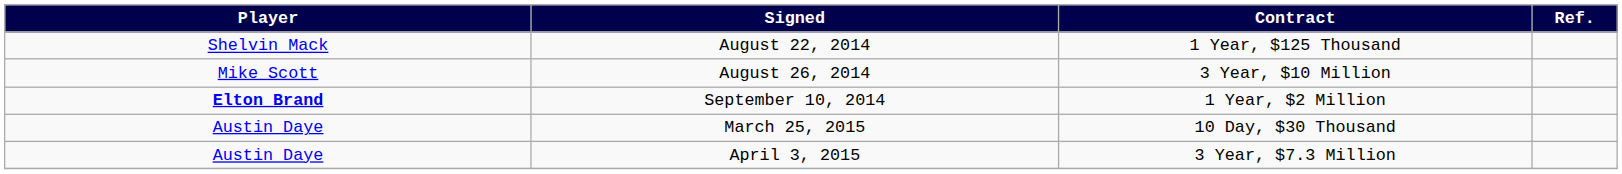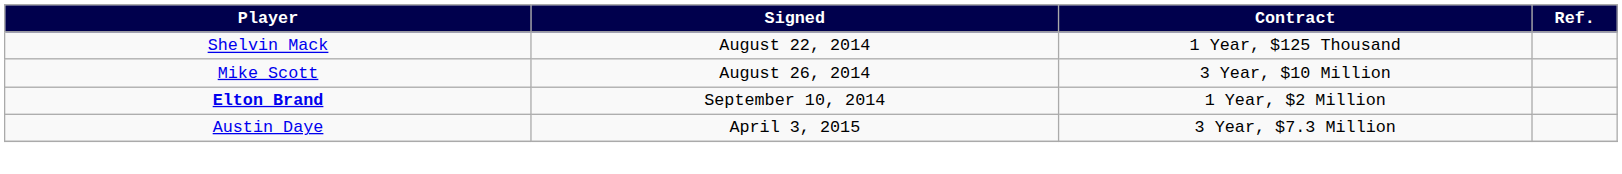- row: (795, 128)
